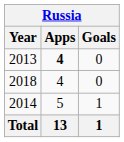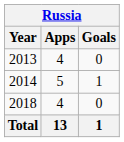(60, 59) bold -> (60, 59) normal
rows swapped: (23, 103) <-> (23, 81)
